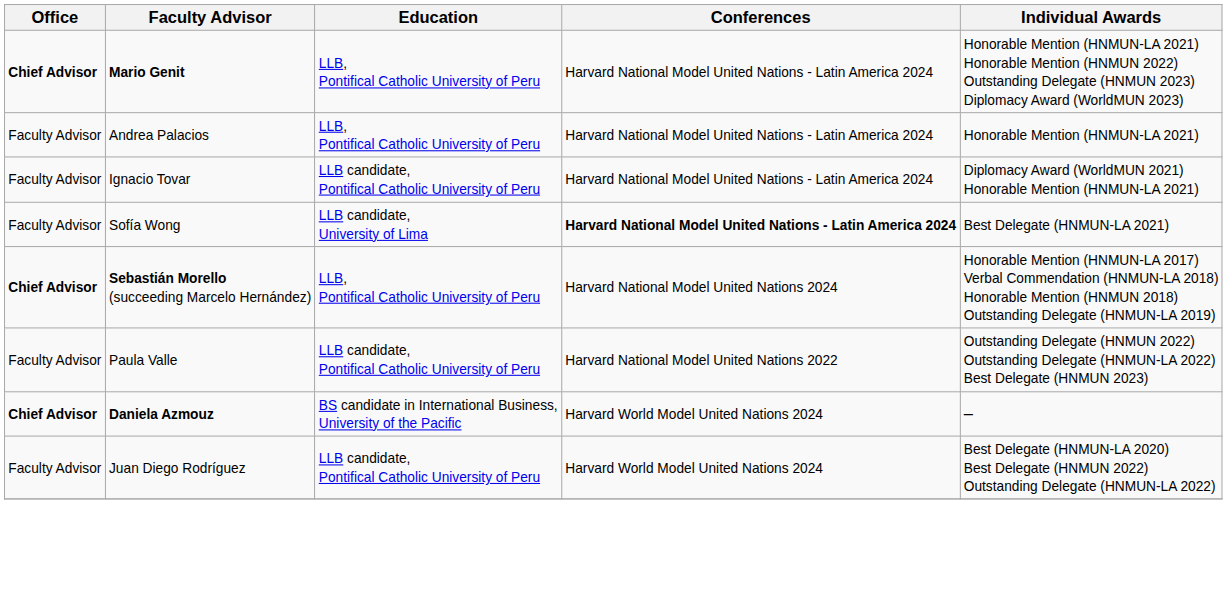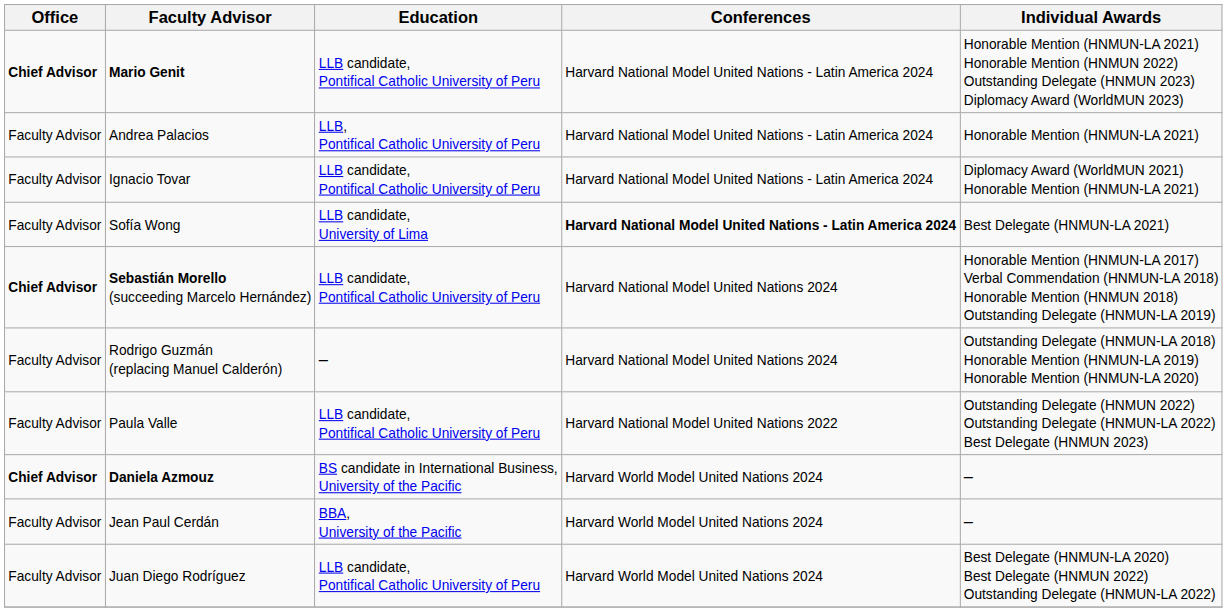(429, 72) LLB, Pontifical Catholic University of Peru -> (429, 72) LLB candidate, Pontifical Catholic University of Peru
(429, 288) LLB, Pontifical Catholic University of Peru -> (429, 288) LLB candidate, Pontifical Catholic University of Peru
+ row: (196, 360)
+ row: (164, 522)
